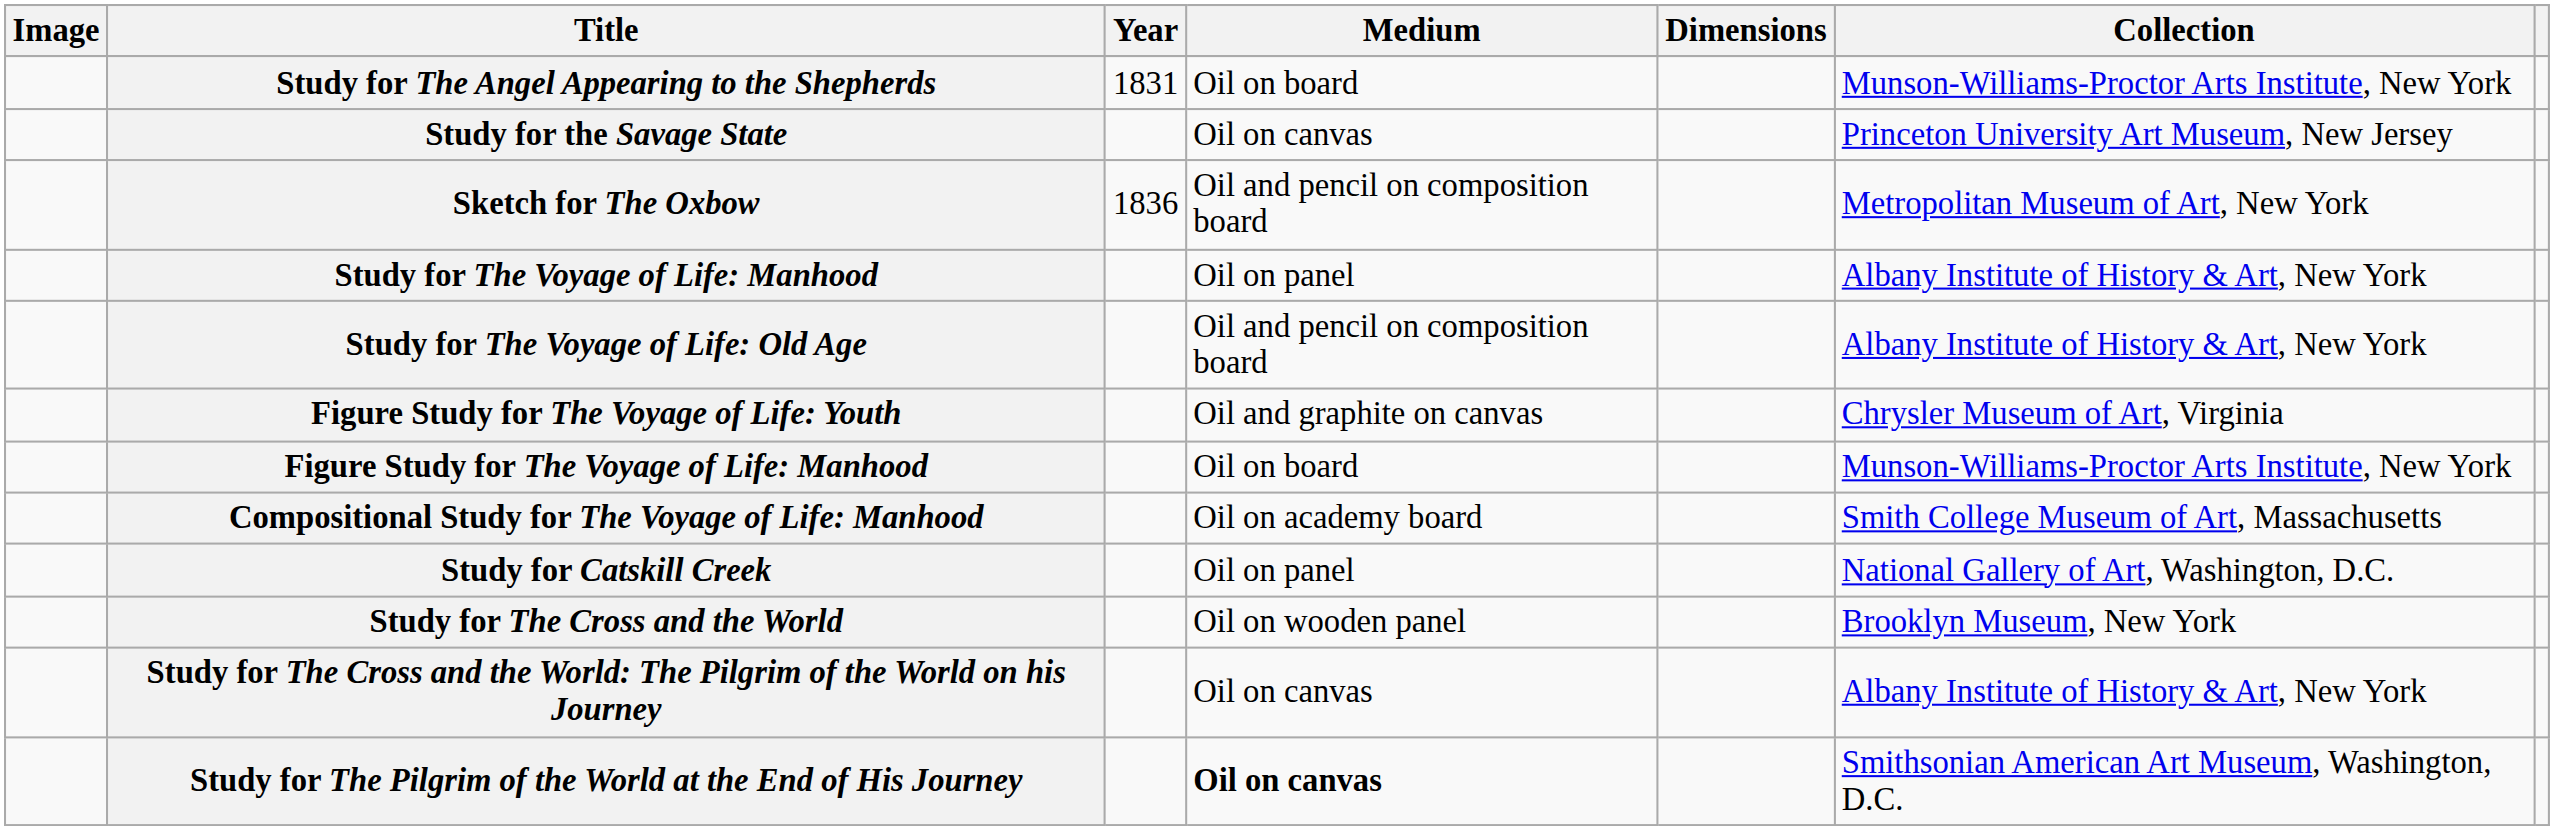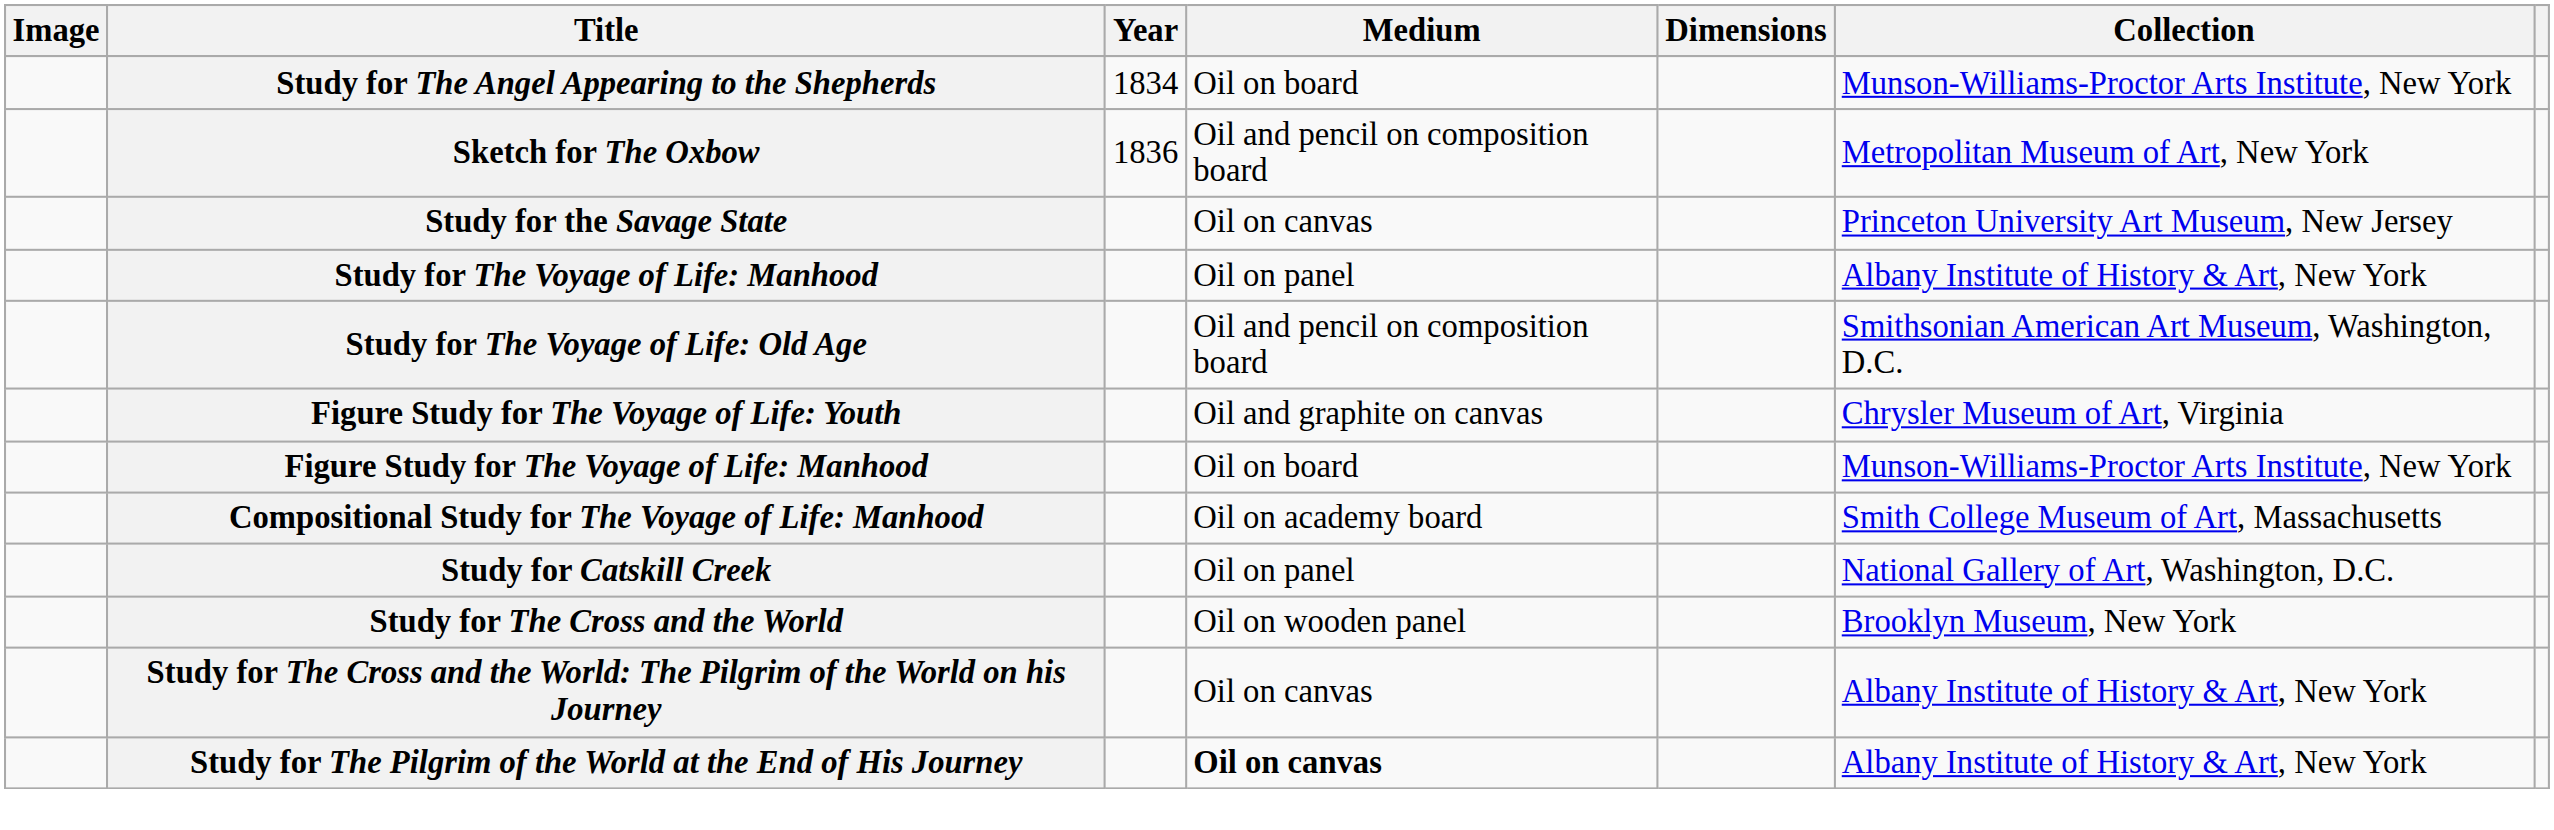(1146, 82) 1831 -> (1146, 82) 1834
rows swapped: (606, 133) <-> (606, 204)
(2134, 344) Albany Institute of History & Art, New York -> (2167, 344) Smithsonian American Art Museum, Washington, D.C.
(2167, 780) Smithsonian American Art Museum, Washington, D.C. -> (2134, 761) Albany Institute of History & Art, New York
